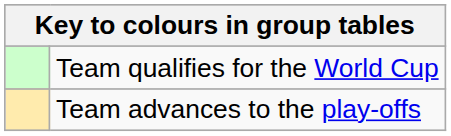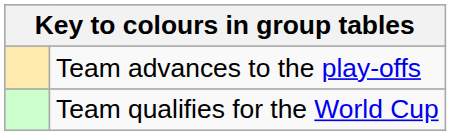rows swapped: (247, 67) <-> (239, 109)
